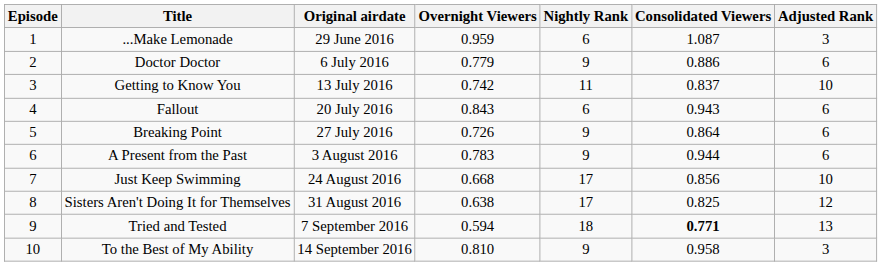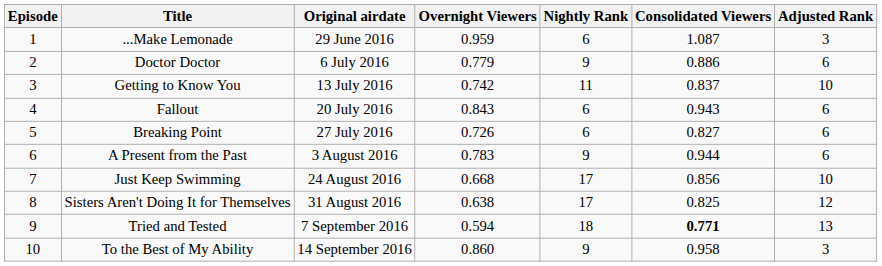(586, 132) 9 -> (586, 132) 6
(703, 132) 0.864 -> (703, 132) 0.827
(478, 249) 0.810 -> (478, 249) 0.860
